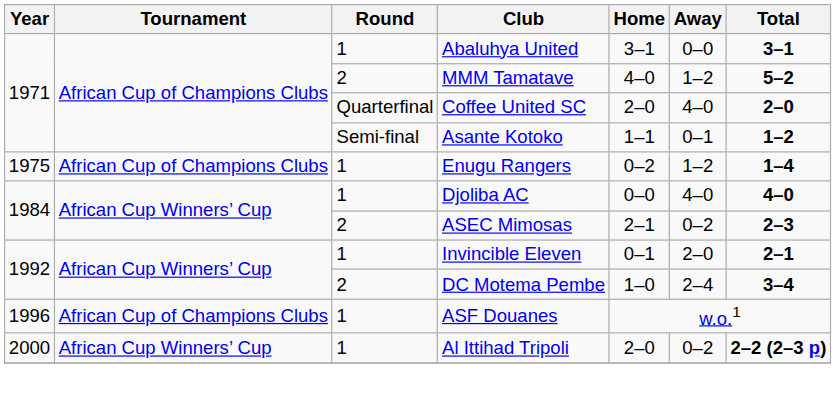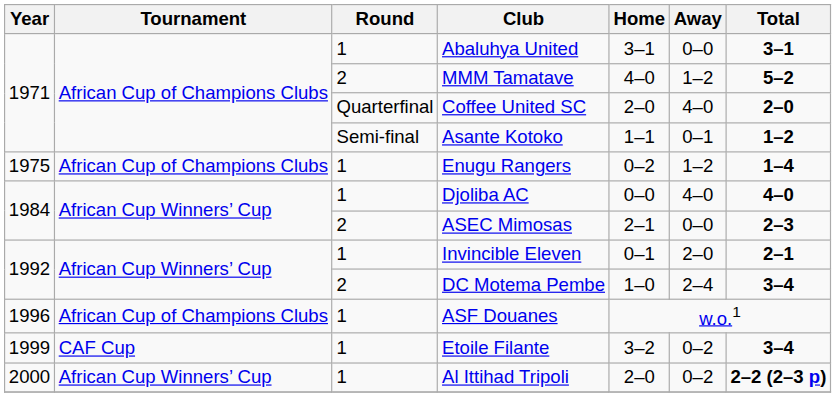(698, 225) 0–2 -> (698, 225) 0–0
+ row: (496, 348)
